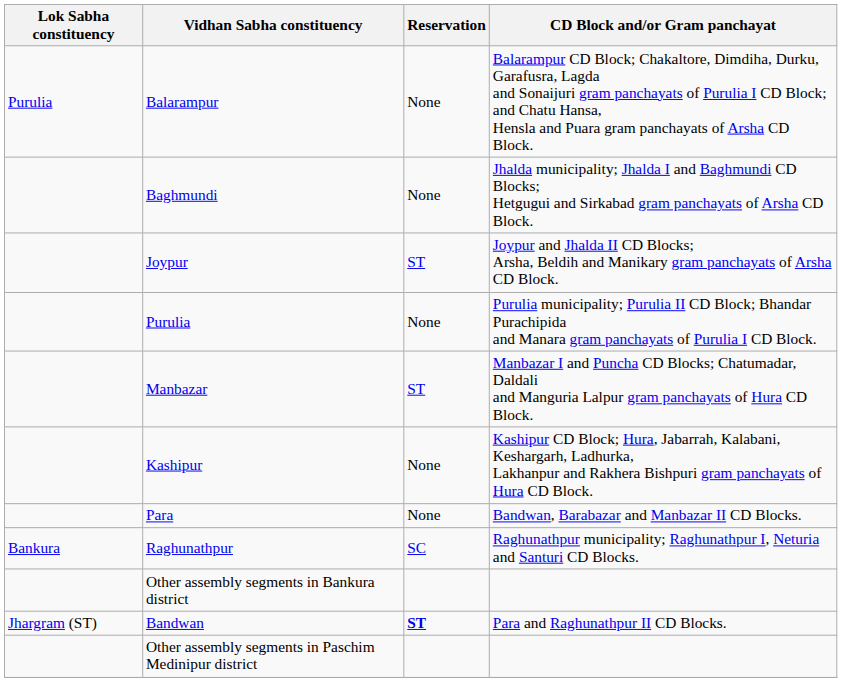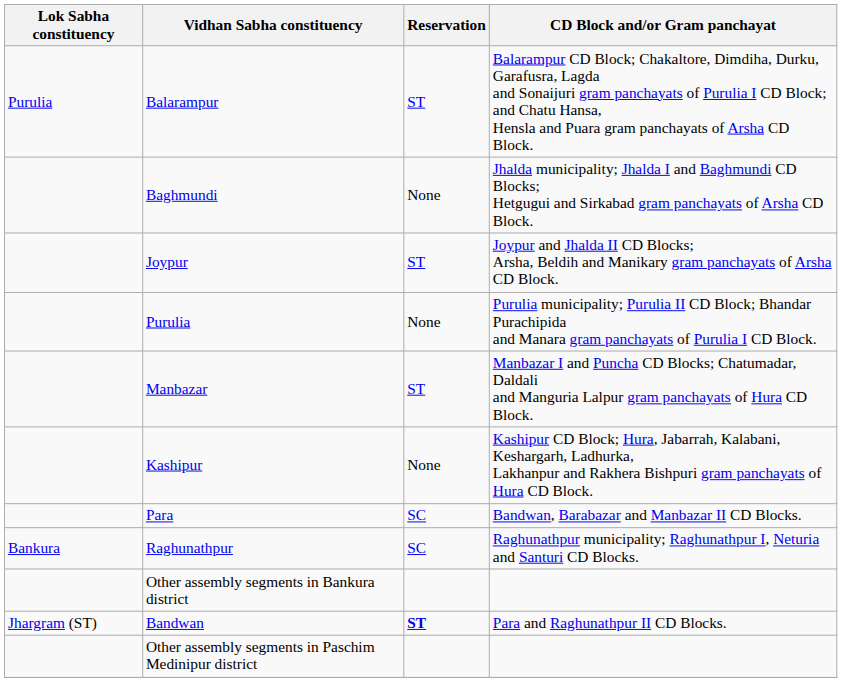(424, 101) None -> (416, 101) ST
(424, 515) None -> (417, 515) SC
